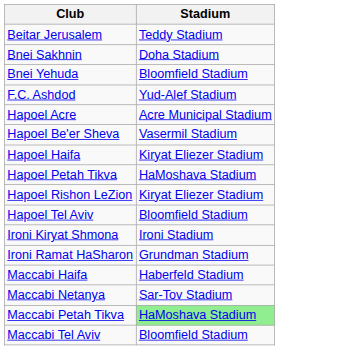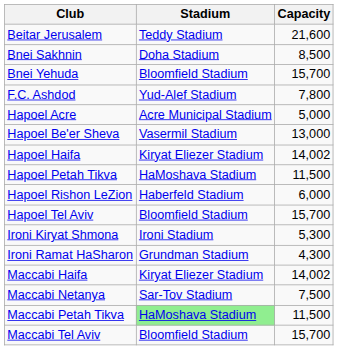+ column: (304, 14)
(201, 194) Kiryat Eliezer Stadium -> (191, 194) Haberfeld Stadium
(191, 275) Haberfeld Stadium -> (201, 275) Kiryat Eliezer Stadium
